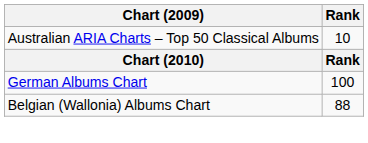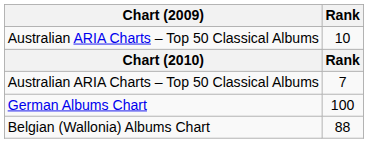+ row: (343, 82)
